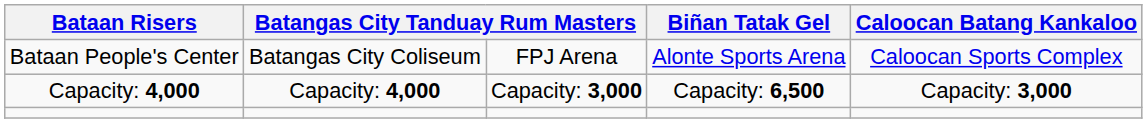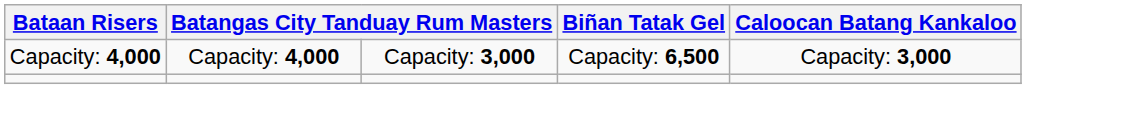- row: (124, 57)
